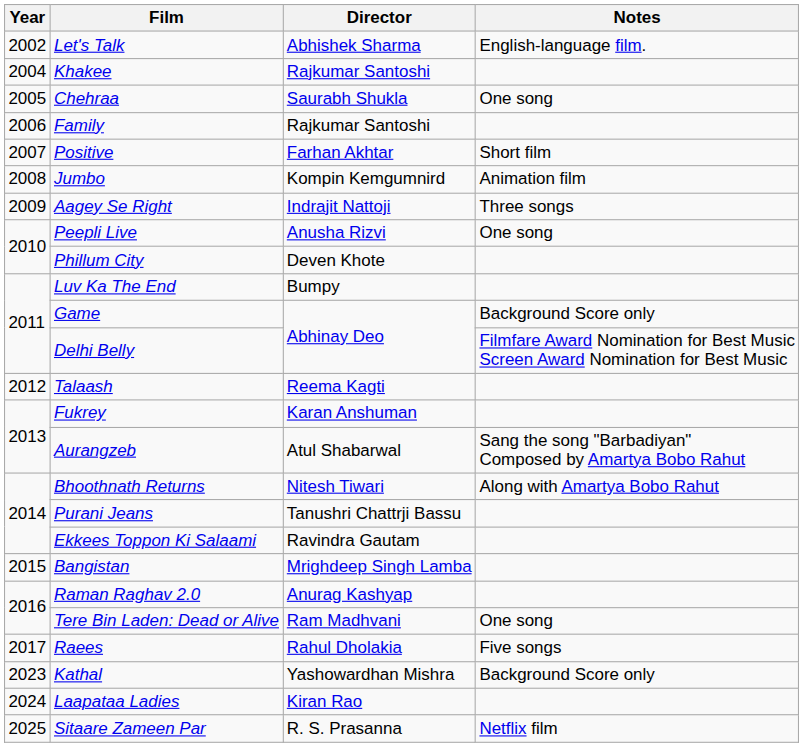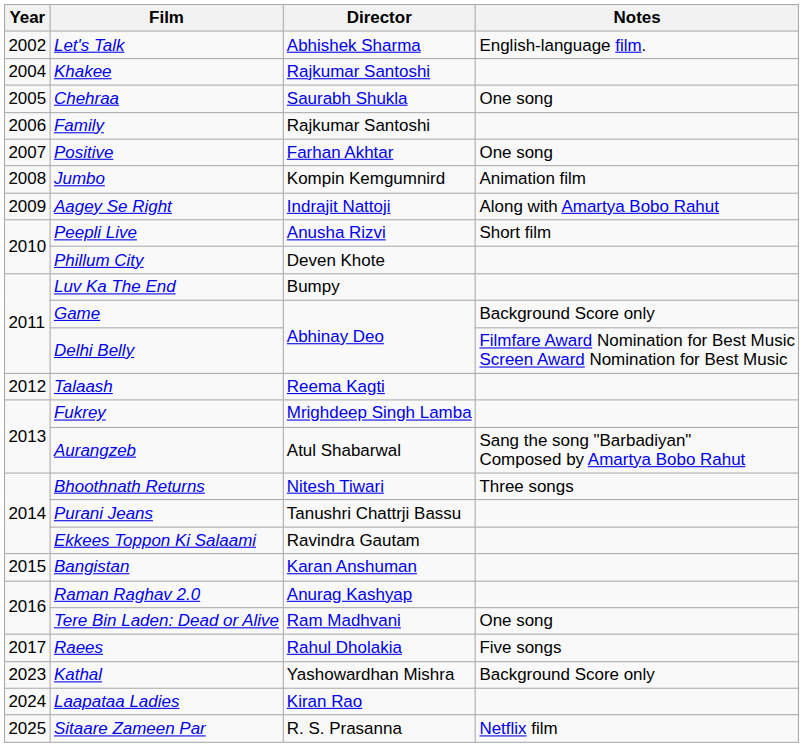(515, 152) Short film -> (516, 152) One song
(527, 206) Three songs -> (599, 206) Along with Amartya Bobo Rahut
(516, 233) One song -> (515, 233) Short film
(352, 413) Karan Anshuman -> (379, 413) Mrighdeep Singh Lamba
(599, 486) Along with Amartya Bobo Rahut -> (527, 486) Three songs
(379, 567) Mrighdeep Singh Lamba -> (352, 567) Karan Anshuman
